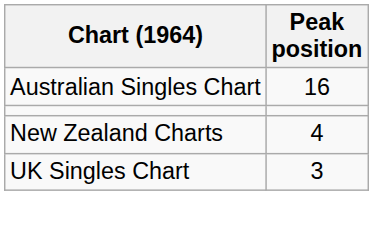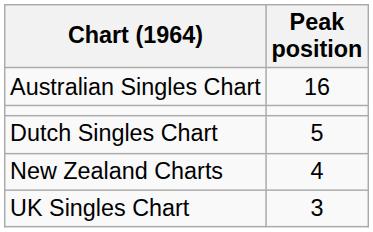+ row: (114, 134)
